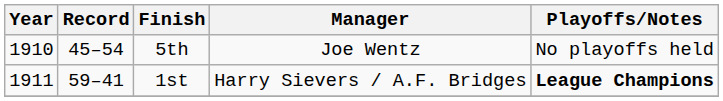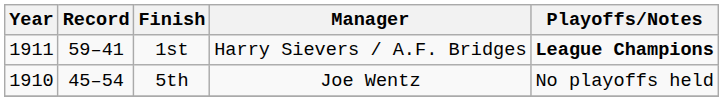rows swapped: (172, 50) <-> (172, 80)
